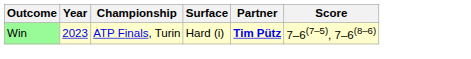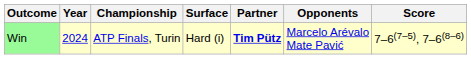+ column: (328, 13)
(75, 33) 2023 -> (75, 38) 2024
